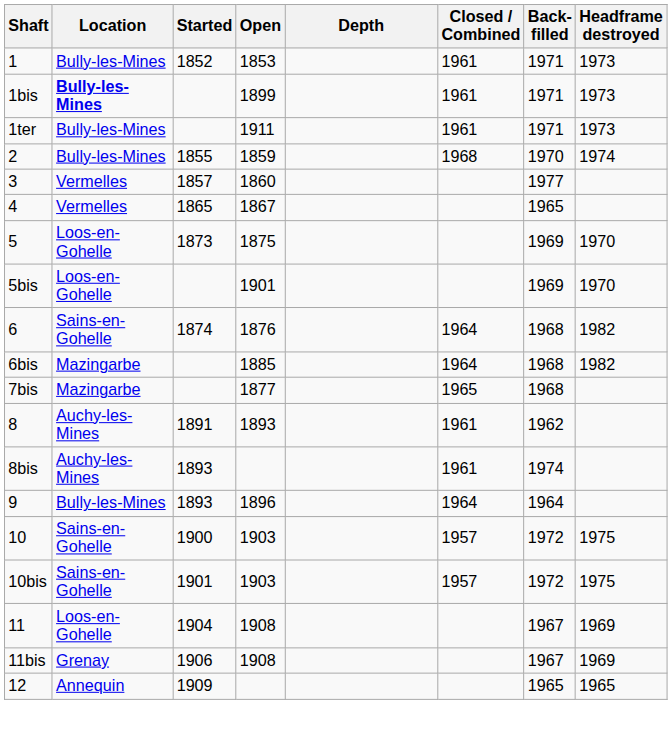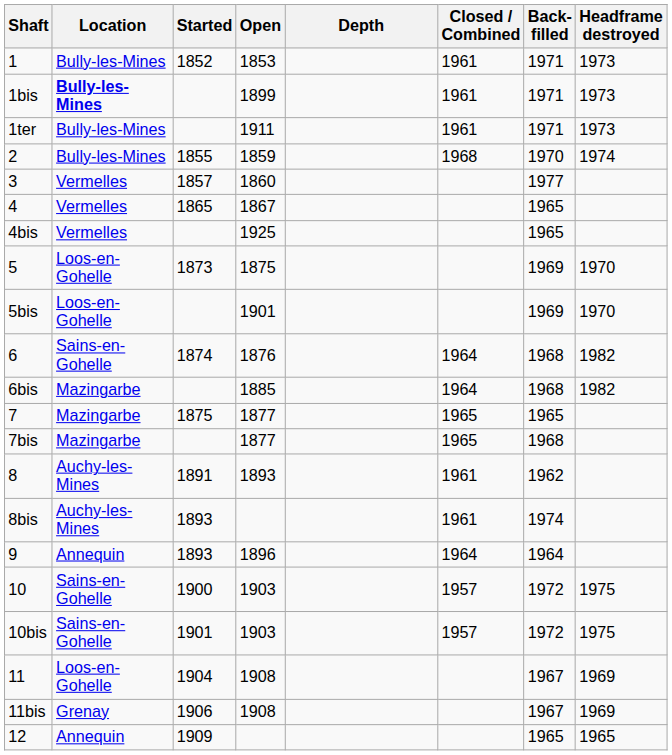+ row: (23, 233)
+ row: (13, 415)
(111, 503) Bully-les-Mines -> (90, 554) Annequin
